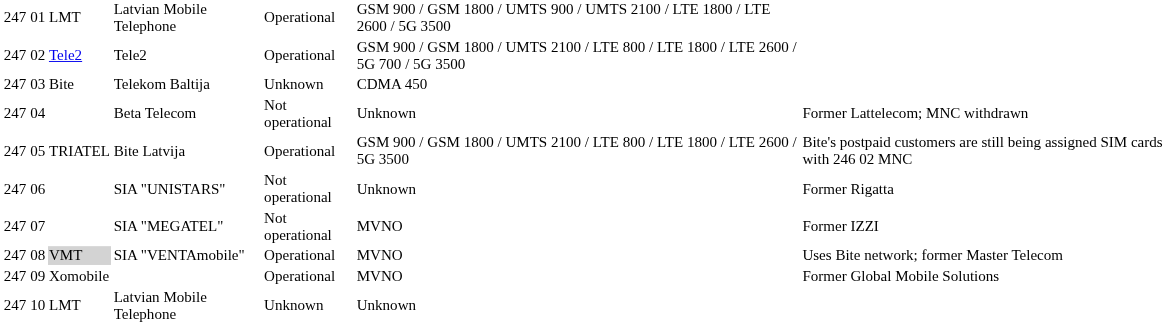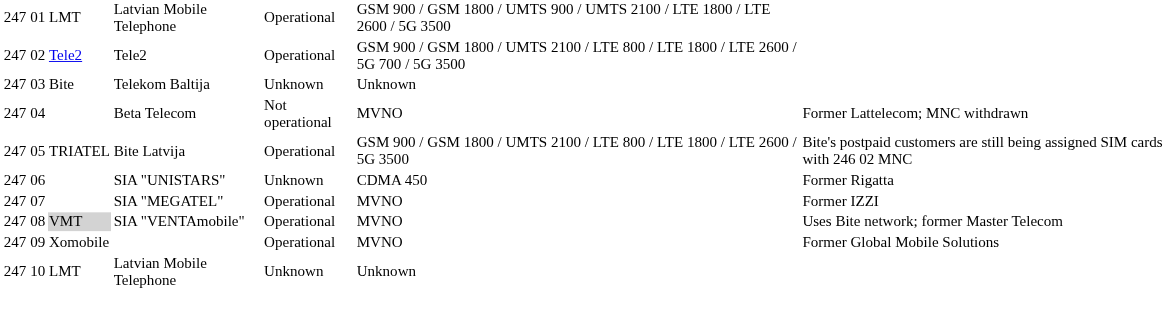(392, 84) CDMA 450 -> (386, 84) Unknown
(386, 113) Unknown -> (380, 113) MVNO
(298, 188) Not operational -> (294, 180) Unknown
(386, 188) Unknown -> (392, 180) CDMA 450
(298, 226) Not operational -> (300, 201) Operational
